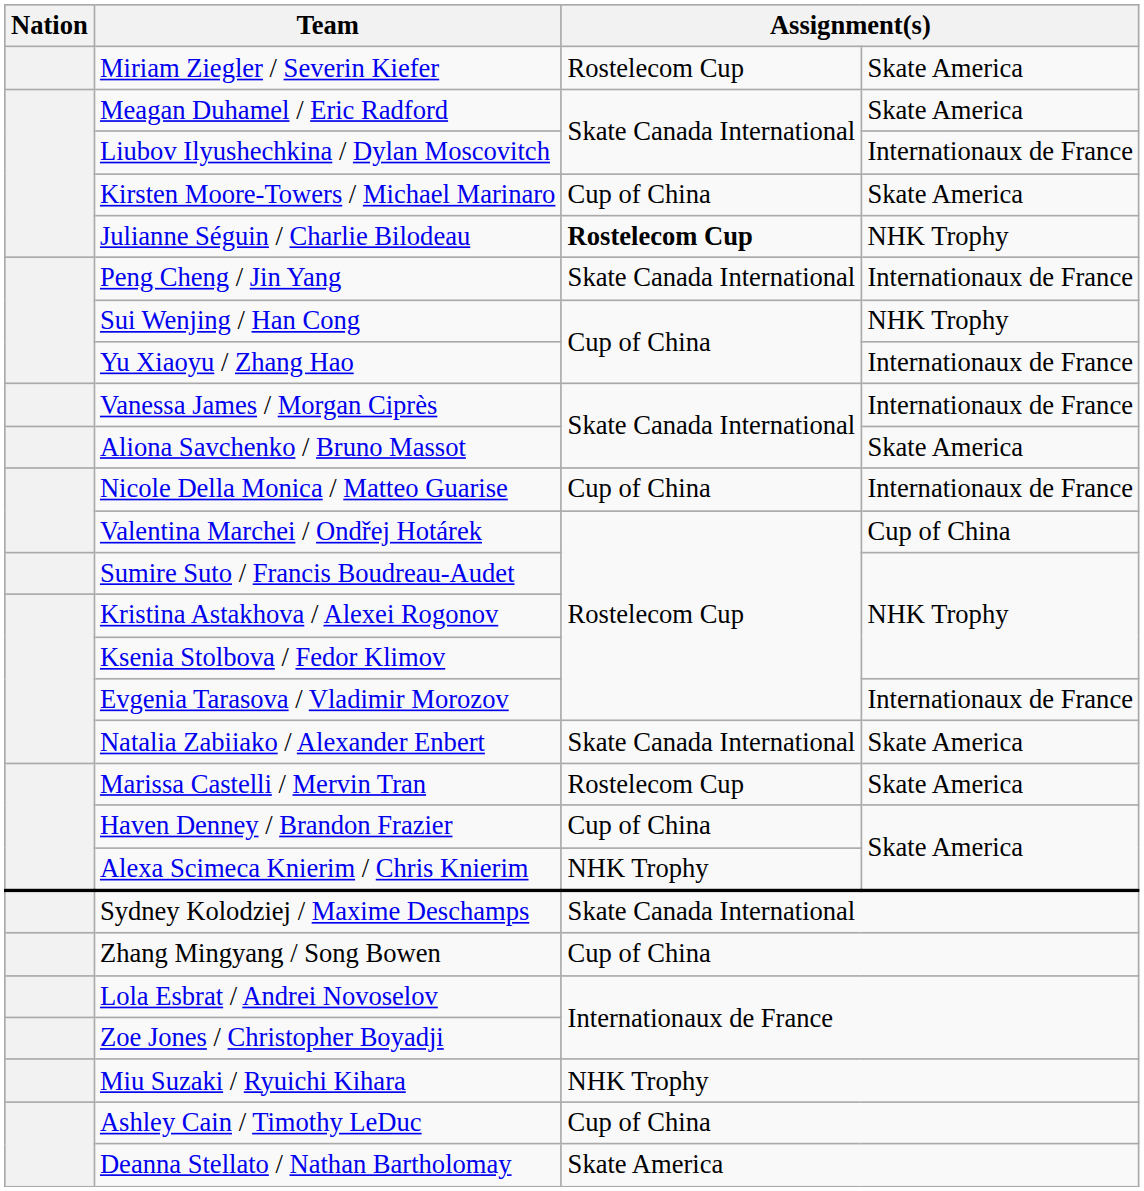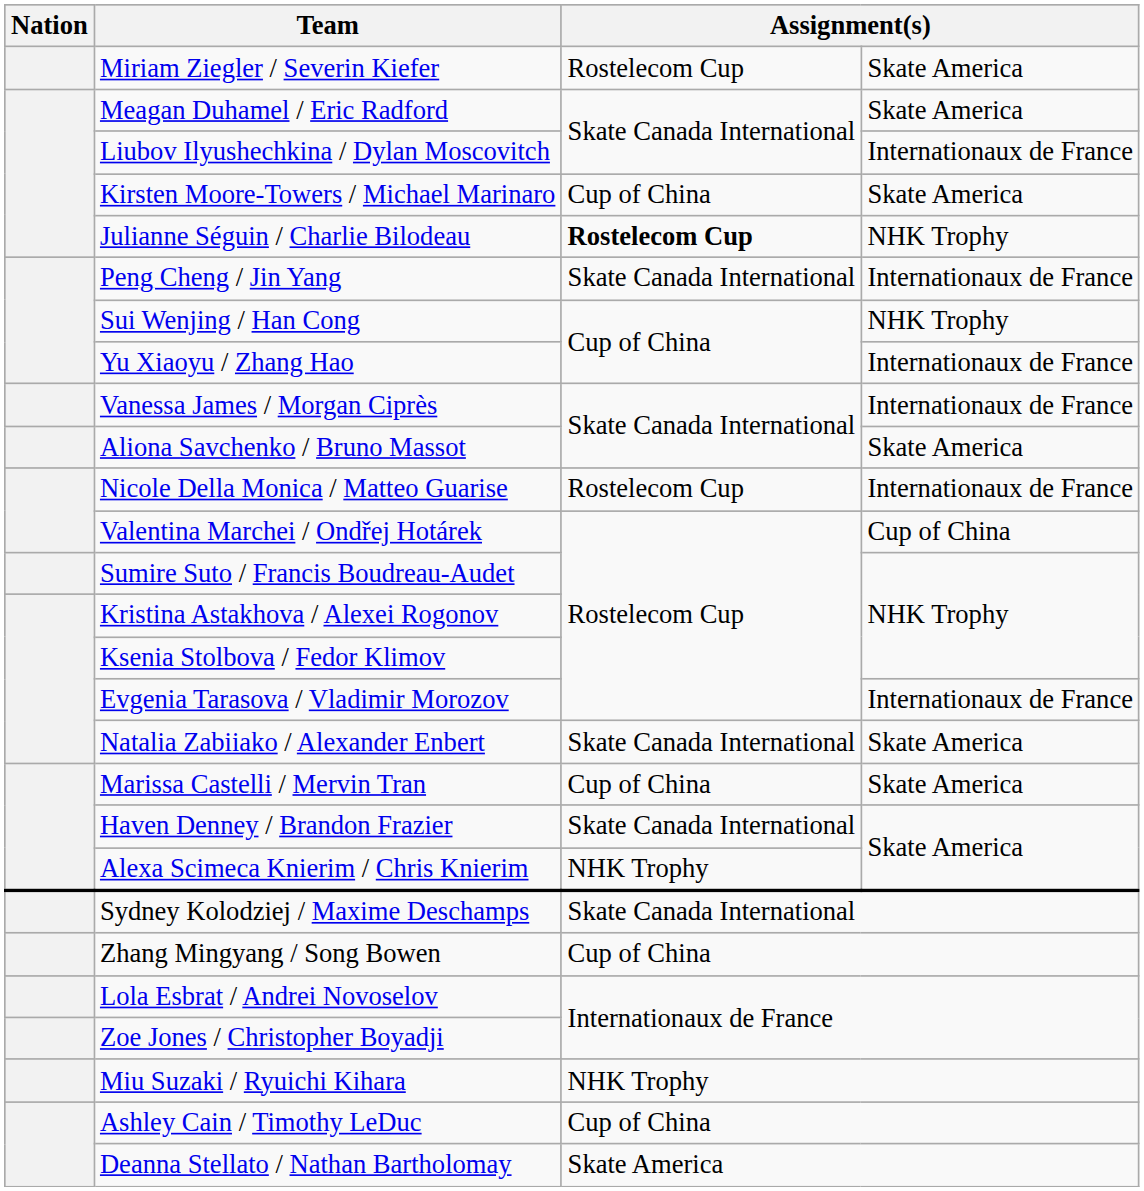(639, 488) Cup of China -> (656, 488) Rostelecom Cup
(656, 783) Rostelecom Cup -> (639, 783) Cup of China
(639, 825) Cup of China -> (711, 825) Skate Canada International
